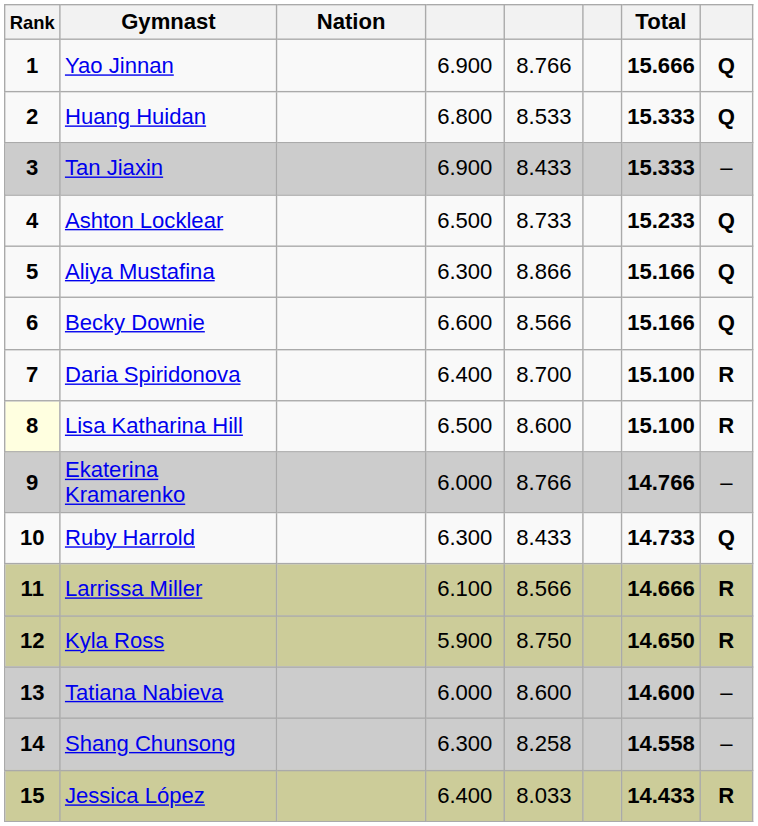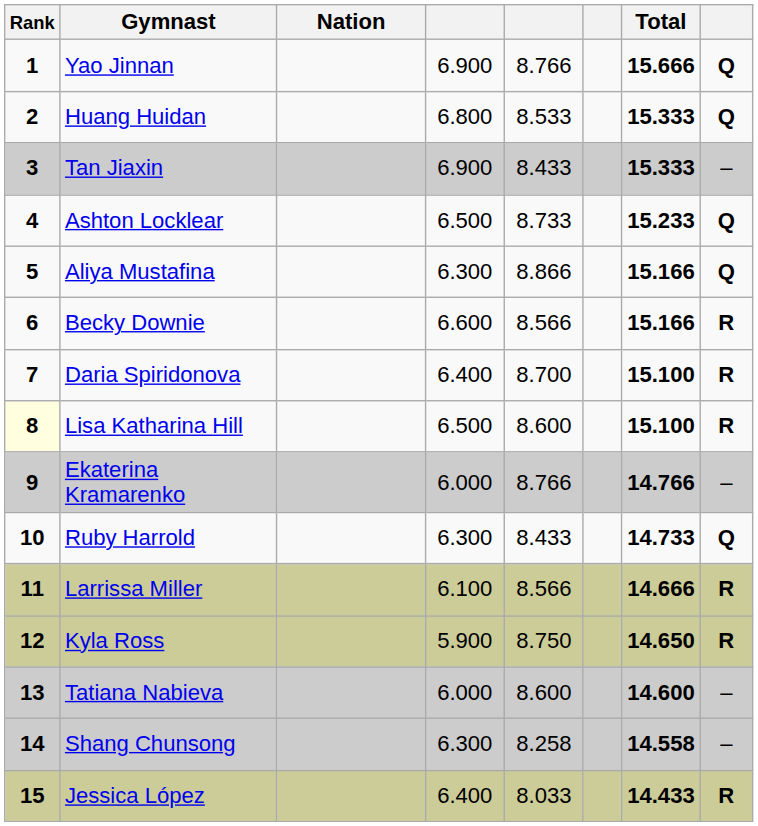(726, 323) Q -> (726, 323) R
